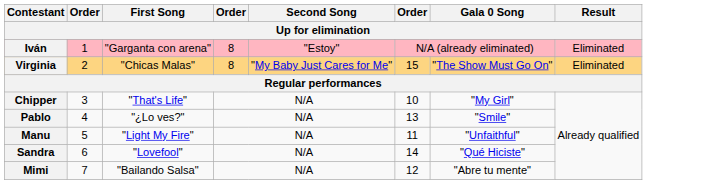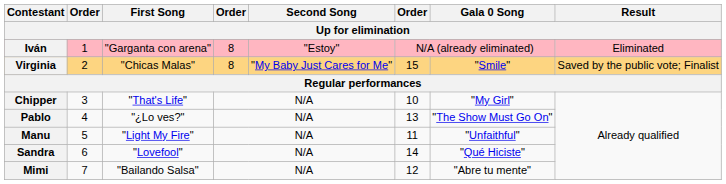(492, 65) "The Show Must Go On" -> (492, 65) "Smile"
(598, 65) Eliminated -> (638, 65) Saved by the public vote; Finalist
(492, 118) "Smile" -> (492, 118) "The Show Must Go On"
